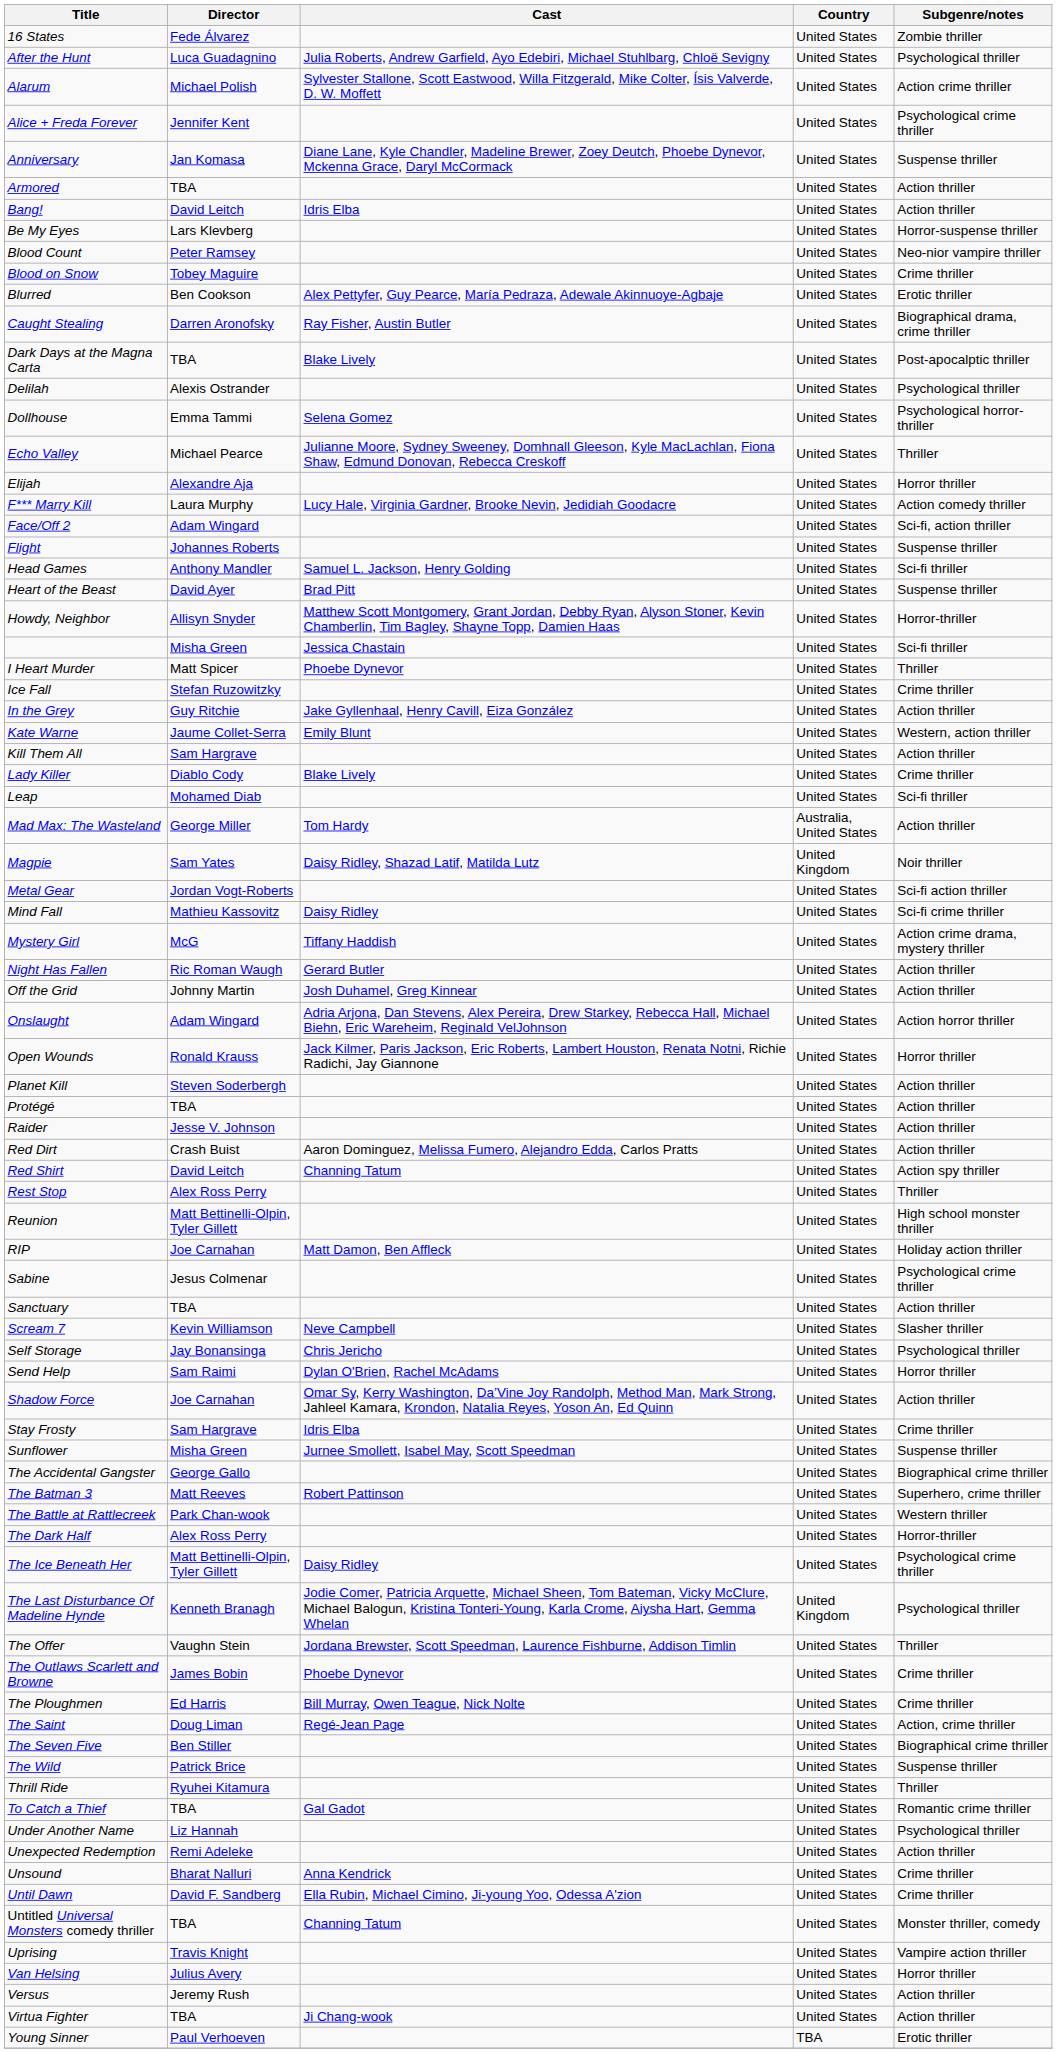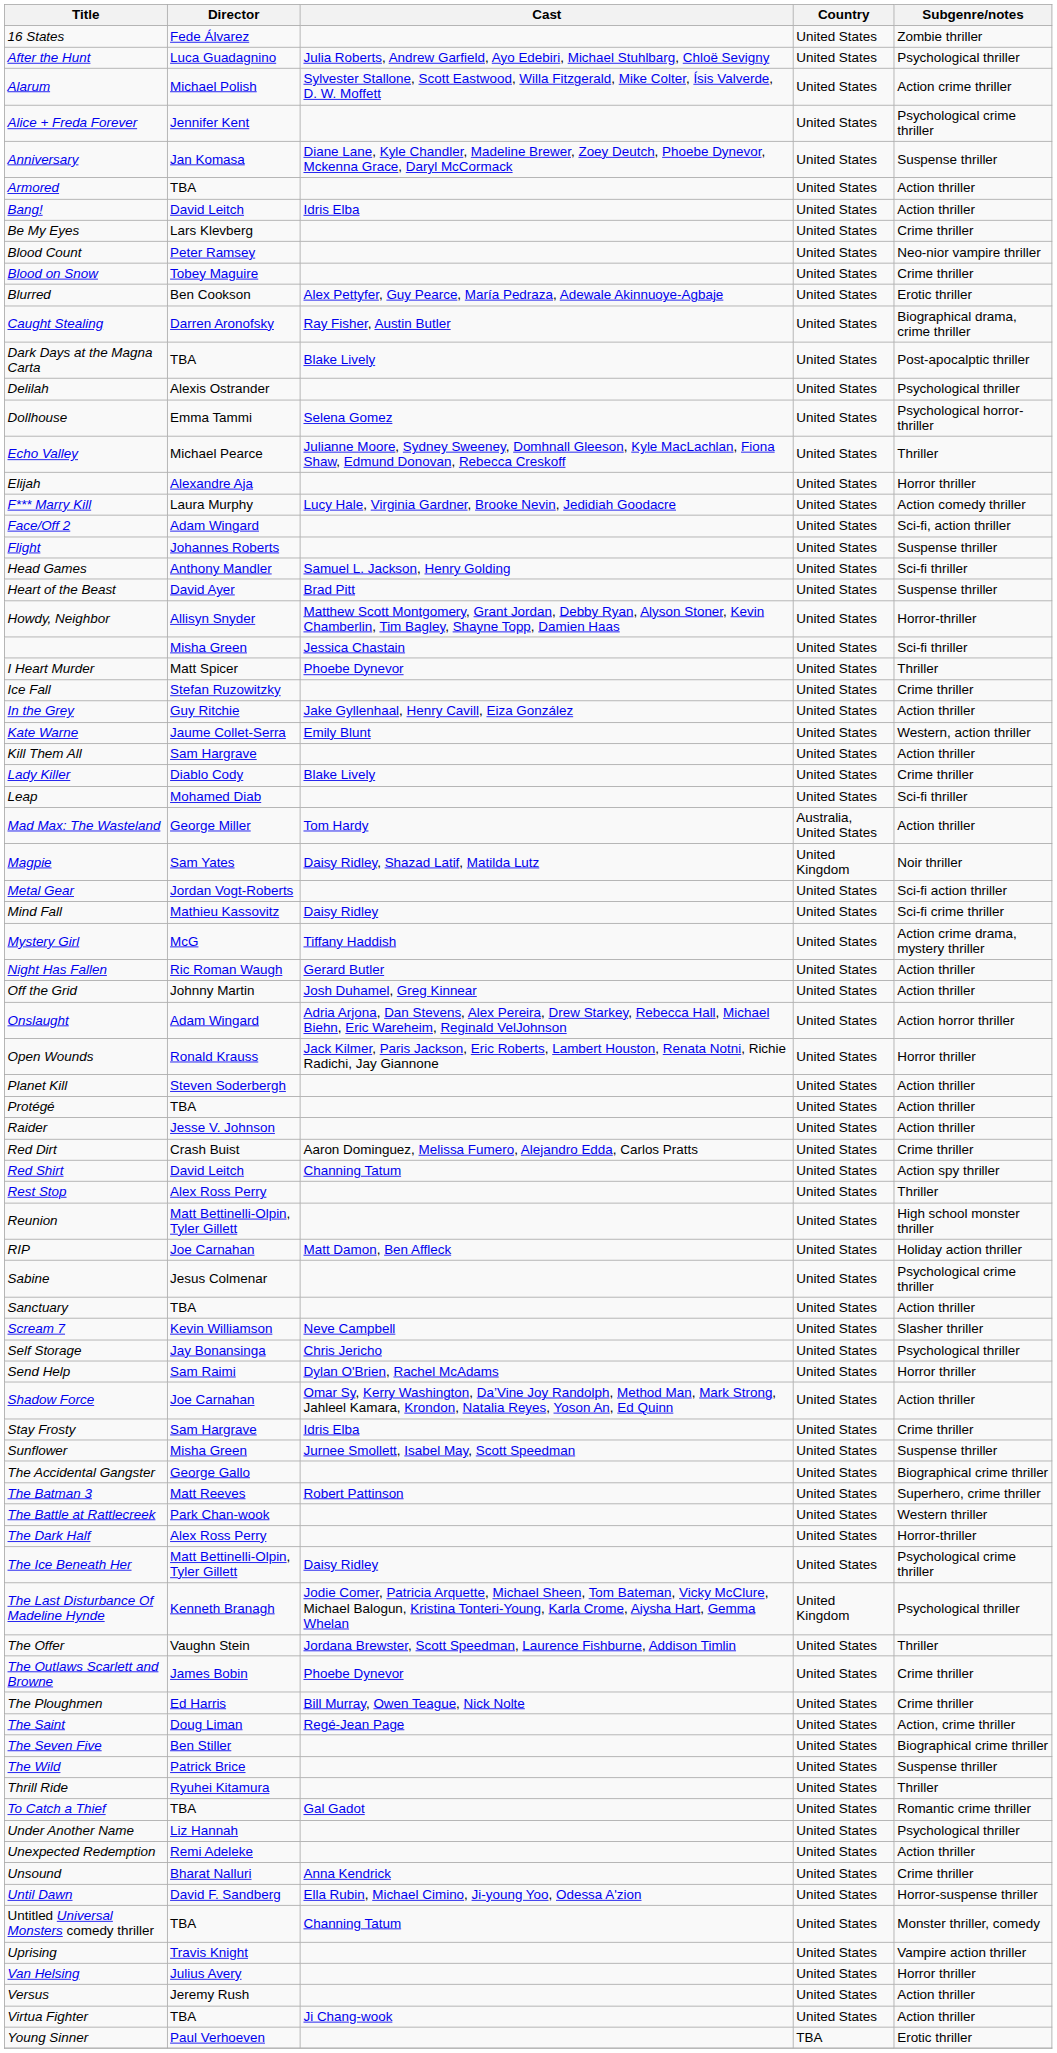(967, 231) Horror-suspense thriller -> (935, 231) Crime thriller
(936, 1149) Action thriller -> (935, 1149) Crime thriller
(935, 1894) Crime thriller -> (967, 1894) Horror-suspense thriller
